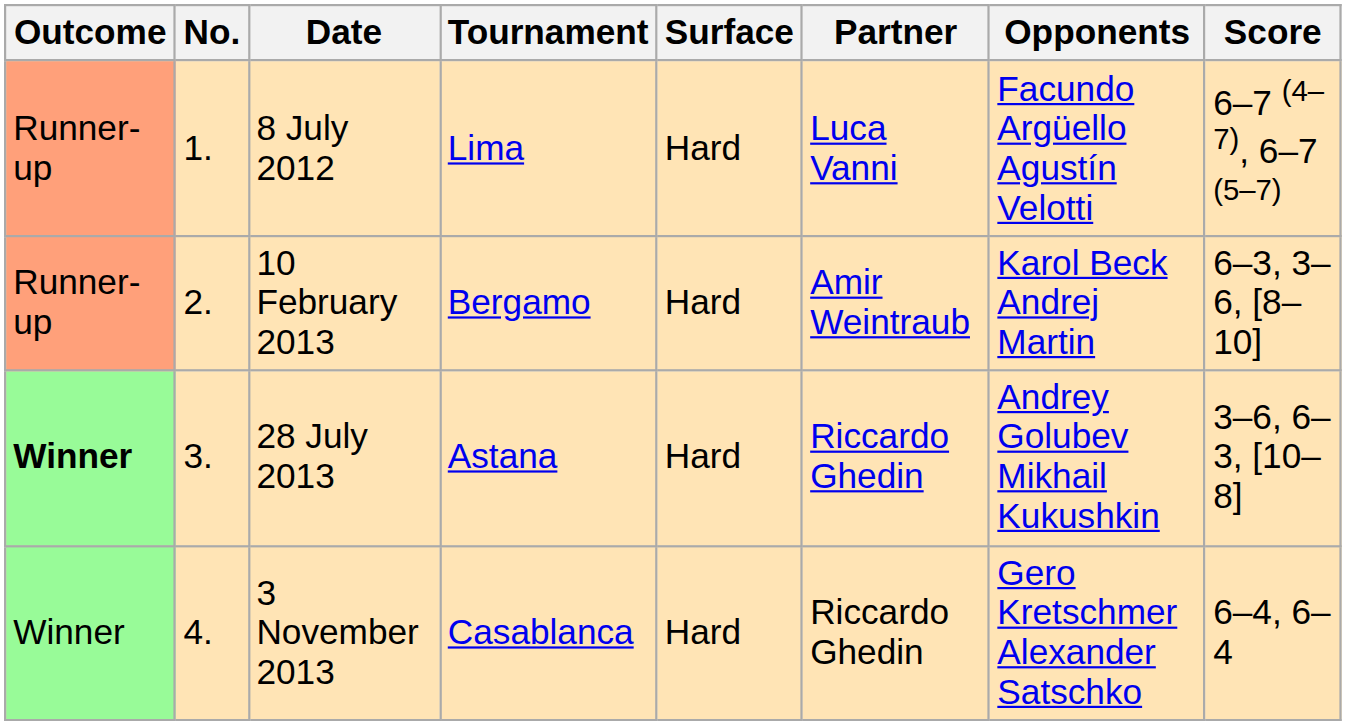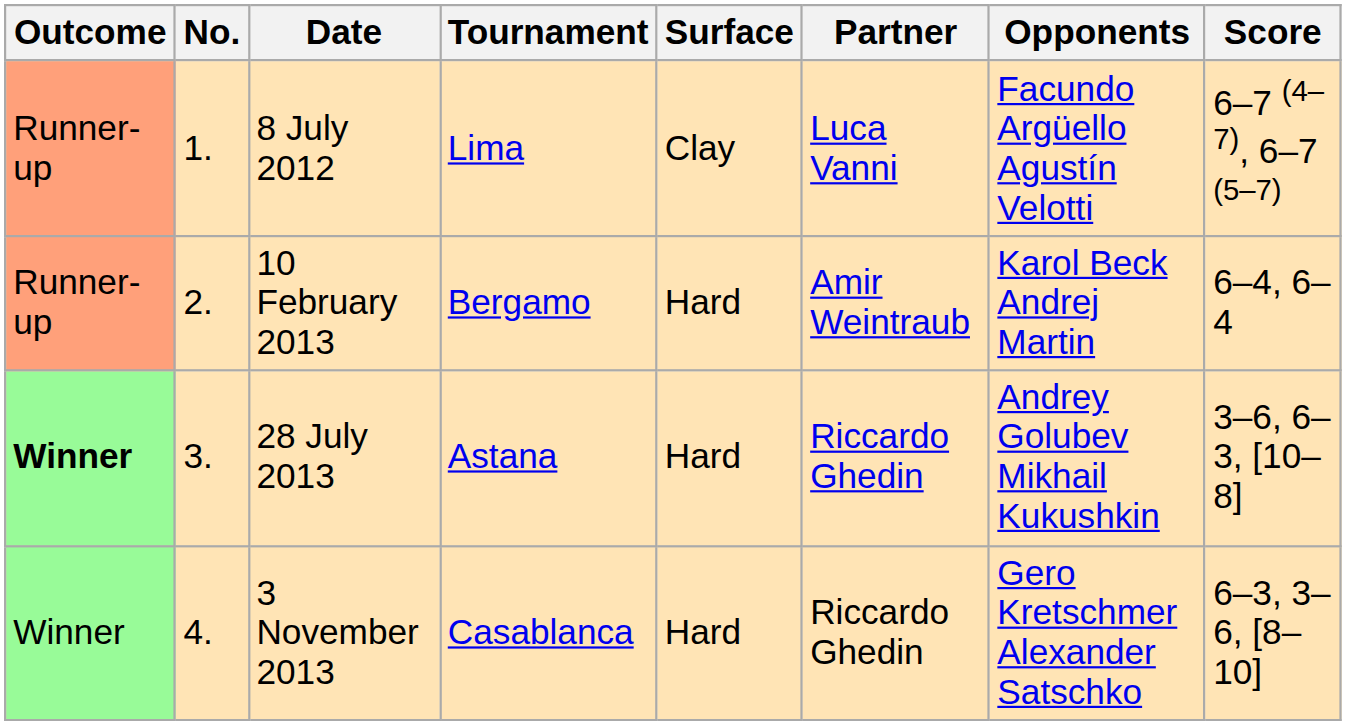(703, 147) Hard -> (700, 147) Clay
(1272, 302) 6–3, 3–6, [8–10] -> (1272, 302) 6–4, 6–4
(1272, 631) 6–4, 6–4 -> (1272, 631) 6–3, 3–6, [8–10]
